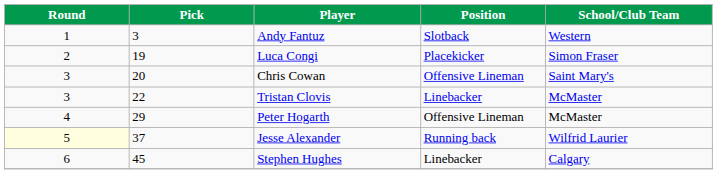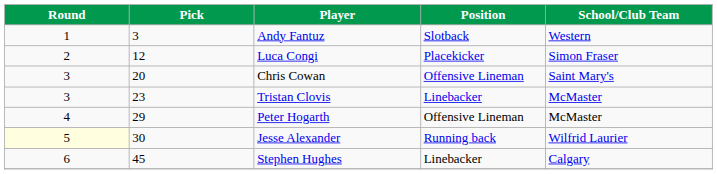(139, 55) 19 -> (139, 55) 12
(139, 96) 22 -> (139, 96) 23
(139, 138) 37 -> (139, 138) 30
